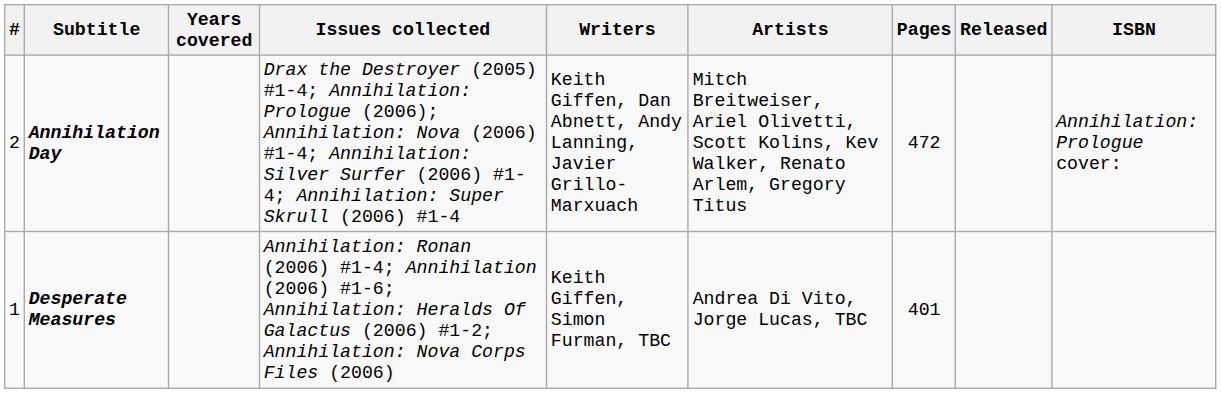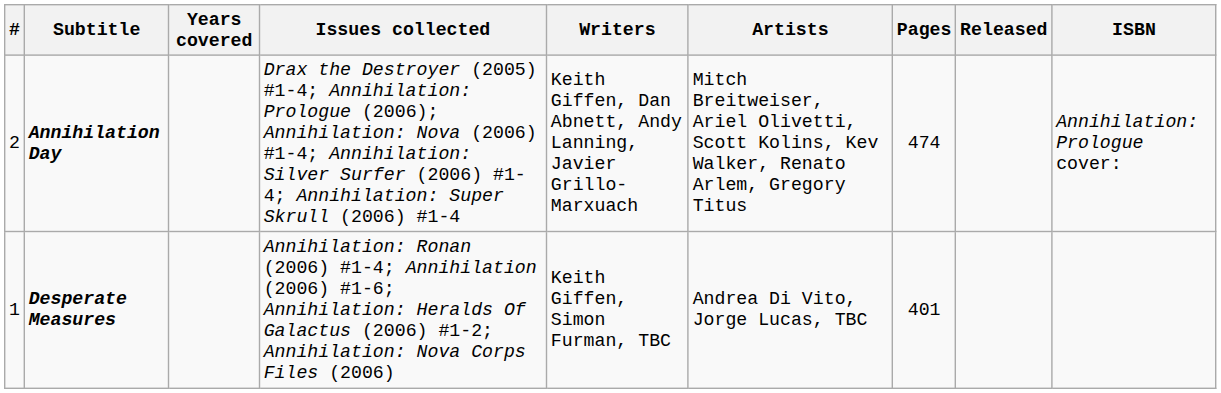(924, 144) 472 -> (924, 144) 474
